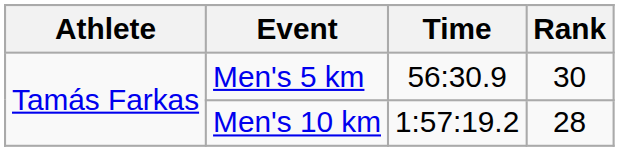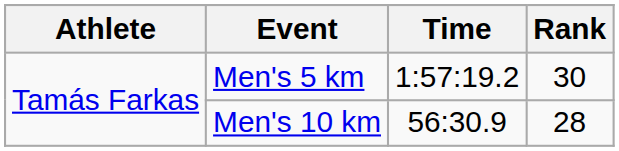(457, 76) 56:30.9 -> (457, 76) 1:57:19.2
(457, 123) 1:57:19.2 -> (457, 123) 56:30.9
